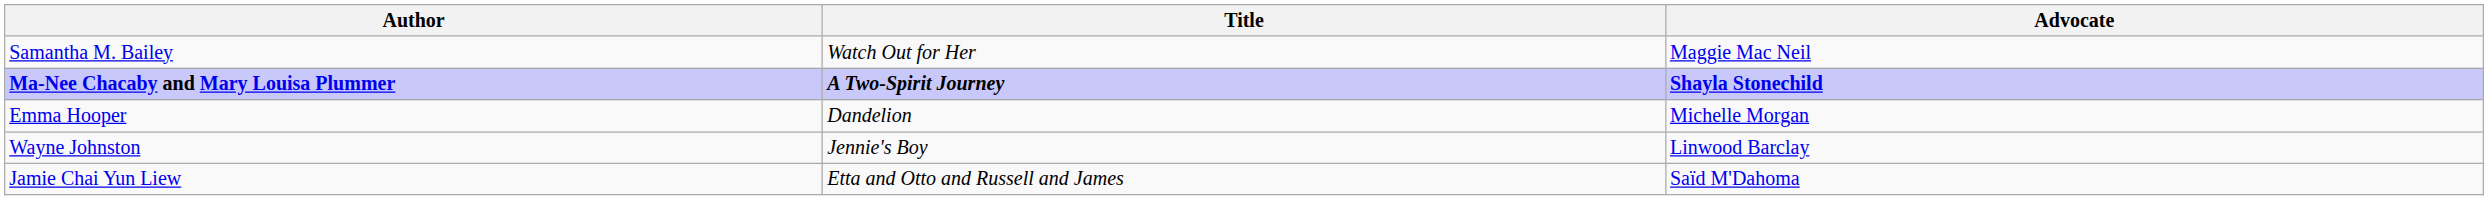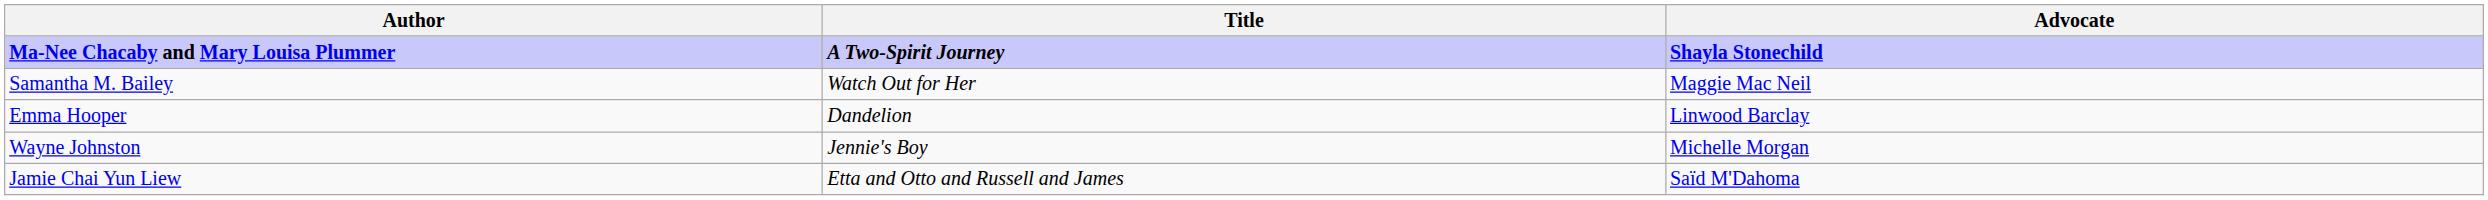rows swapped: (202, 83) <-> (91, 52)
(1739, 115) Michelle Morgan -> (1740, 115) Linwood Barclay
(1740, 147) Linwood Barclay -> (1739, 147) Michelle Morgan
